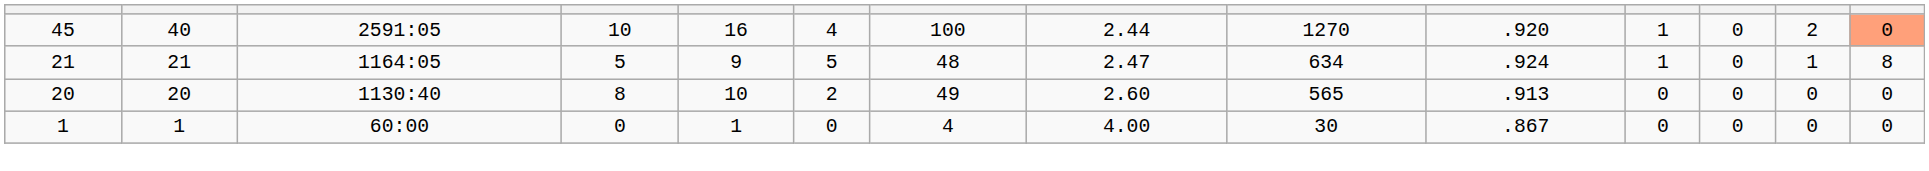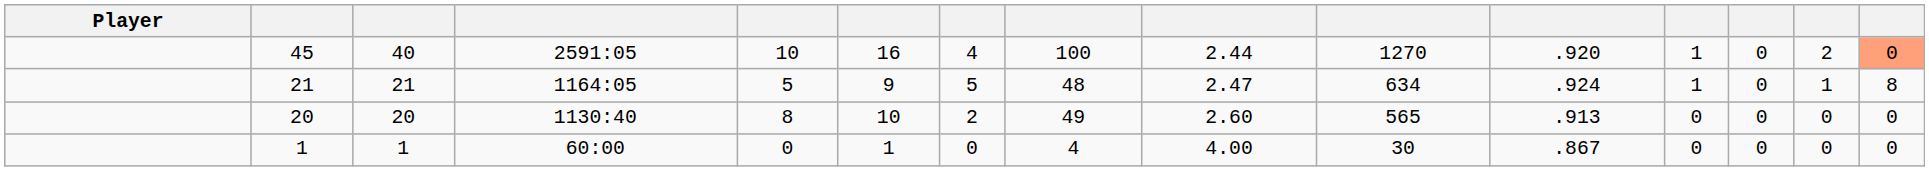+ column: (128, 21)
